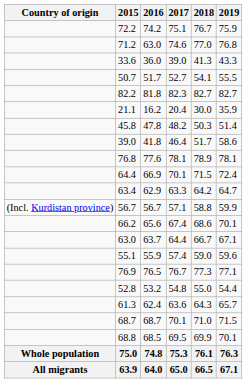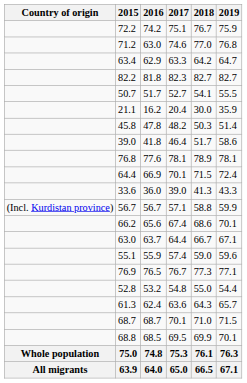rows swapped: (127, 61) <-> (127, 191)
rows swapped: (127, 93) <-> (127, 77)
